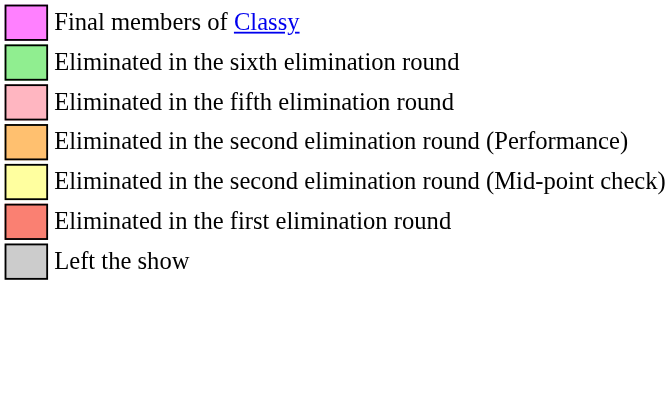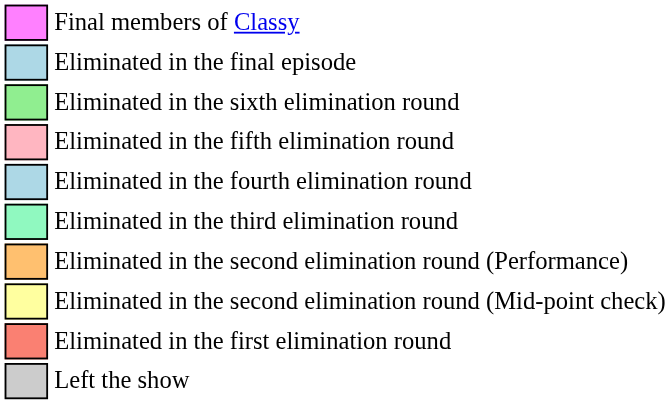+ row: (205, 62)
+ row: (263, 181)
+ row: (256, 221)
